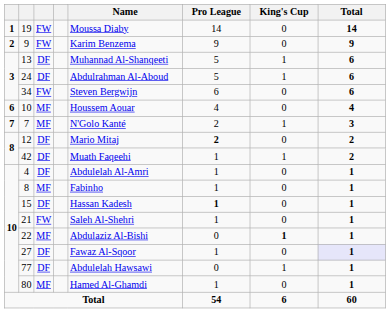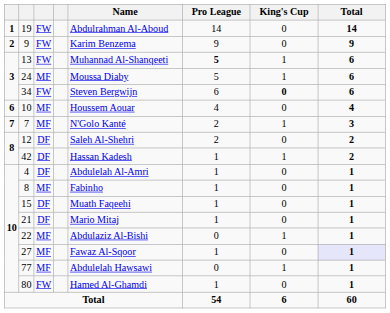(99, 28) Moussa Diaby -> (119, 28) Abdulrahman Al-Aboud
(44, 60) DF -> (44, 60) FW
(216, 60) normal -> (216, 60) bold
(44, 76) DF -> (44, 76) MF
(119, 76) Abdulrahman Al-Aboud -> (99, 76) Moussa Diaby
(284, 92) normal -> (284, 92) bold
(94, 140) Mario Mitaj -> (102, 140) Saleh Al-Shehri
(216, 140) bold -> (216, 140) normal
(100, 156) Muath Faqeehi -> (101, 156) Hassan Kadesh
(101, 204) Hassan Kadesh -> (100, 204) Muath Faqeehi
(216, 204) bold -> (216, 204) normal
(44, 220) FW -> (44, 220) DF
(102, 220) Saleh Al-Shehri -> (94, 220) Mario Mitaj
(284, 236) bold -> (284, 236) normal
(44, 252) DF -> (44, 252) MF
(44, 268) DF -> (44, 268) MF
(44, 284) MF -> (44, 284) FW
